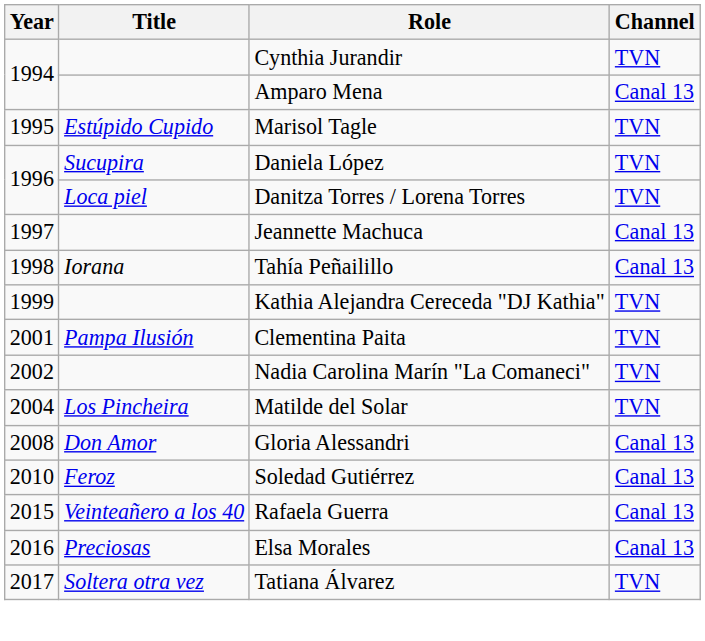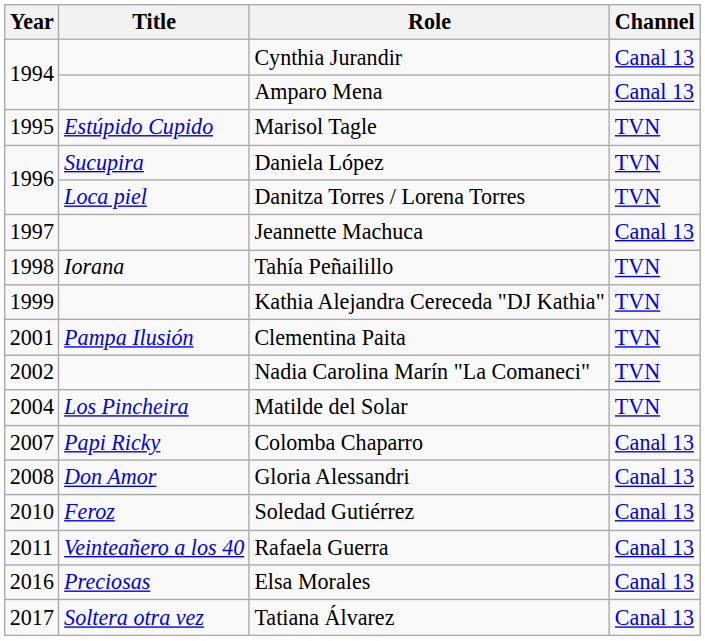(638, 57) TVN -> (654, 57) Canal 13
(654, 267) Canal 13 -> (638, 267) TVN
+ row: (339, 442)
(32, 512) 2015 -> (31, 547) 2011
(638, 582) TVN -> (654, 617) Canal 13
